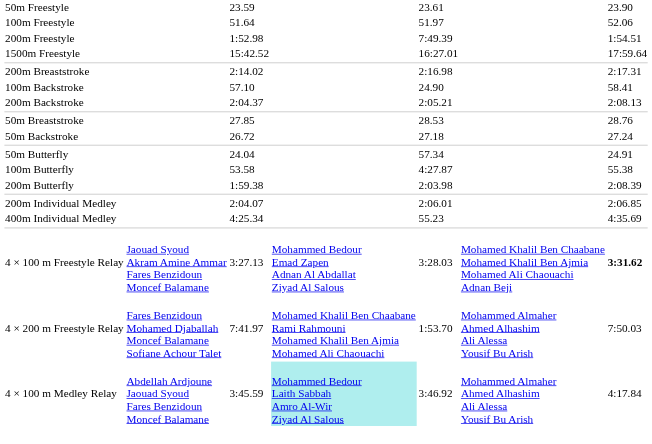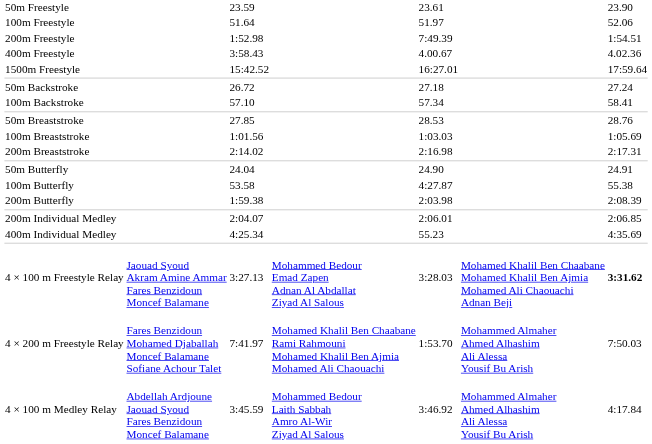+ row: (40, 53)
rows swapped: (42, 136) <-> (47, 71)
(431, 87) 24.90 -> (431, 102) 57.34
- row: (44, 102)
+ row: (47, 136)
(431, 154) 57.34 -> (431, 169) 24.90
(317, 400) paleturquoise background -> (317, 415) no background
